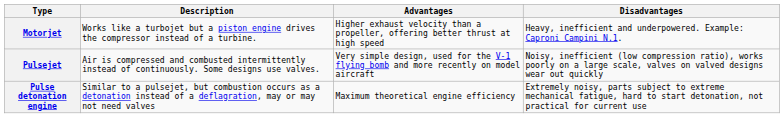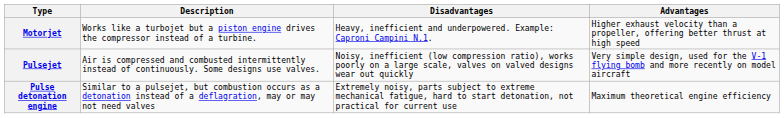columns swapped: (429, 11) <-> (651, 11)
